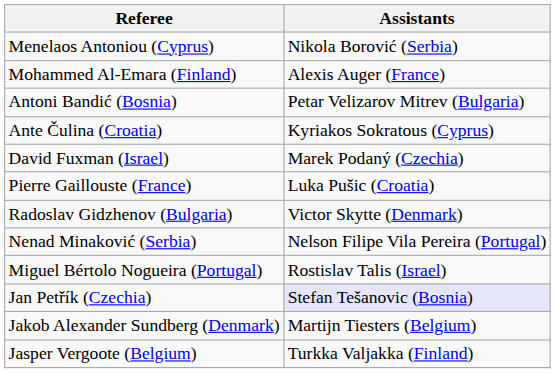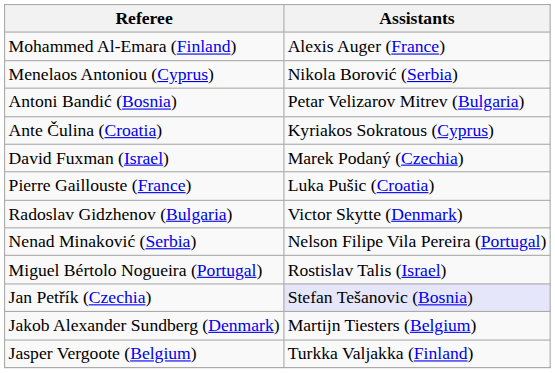rows swapped: (122, 74) <-> (111, 46)
